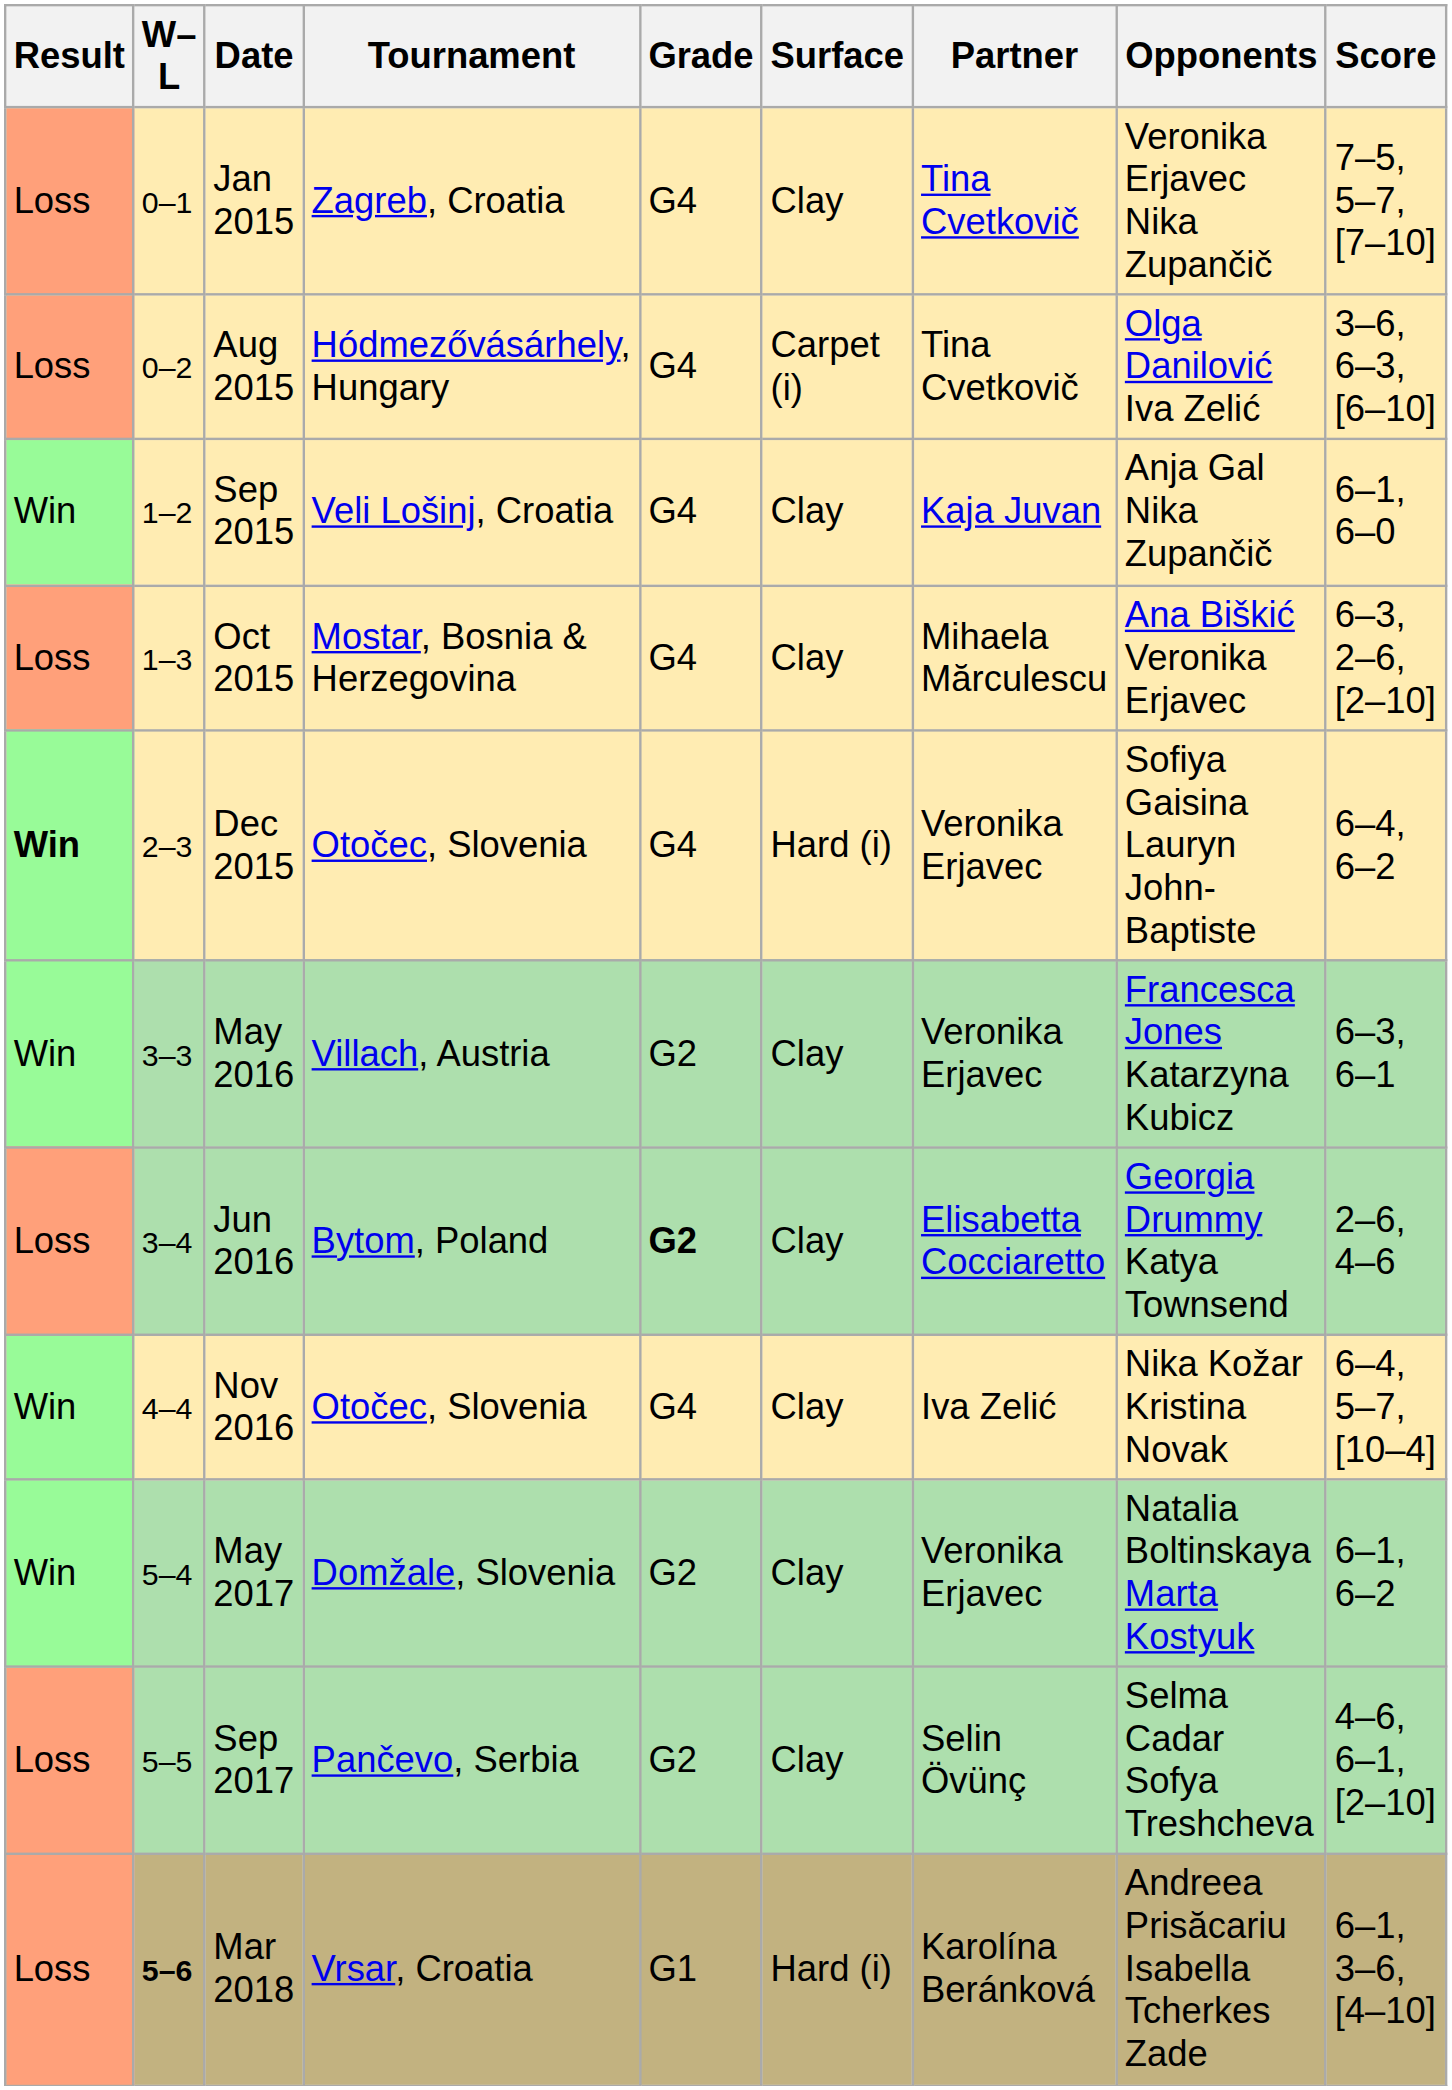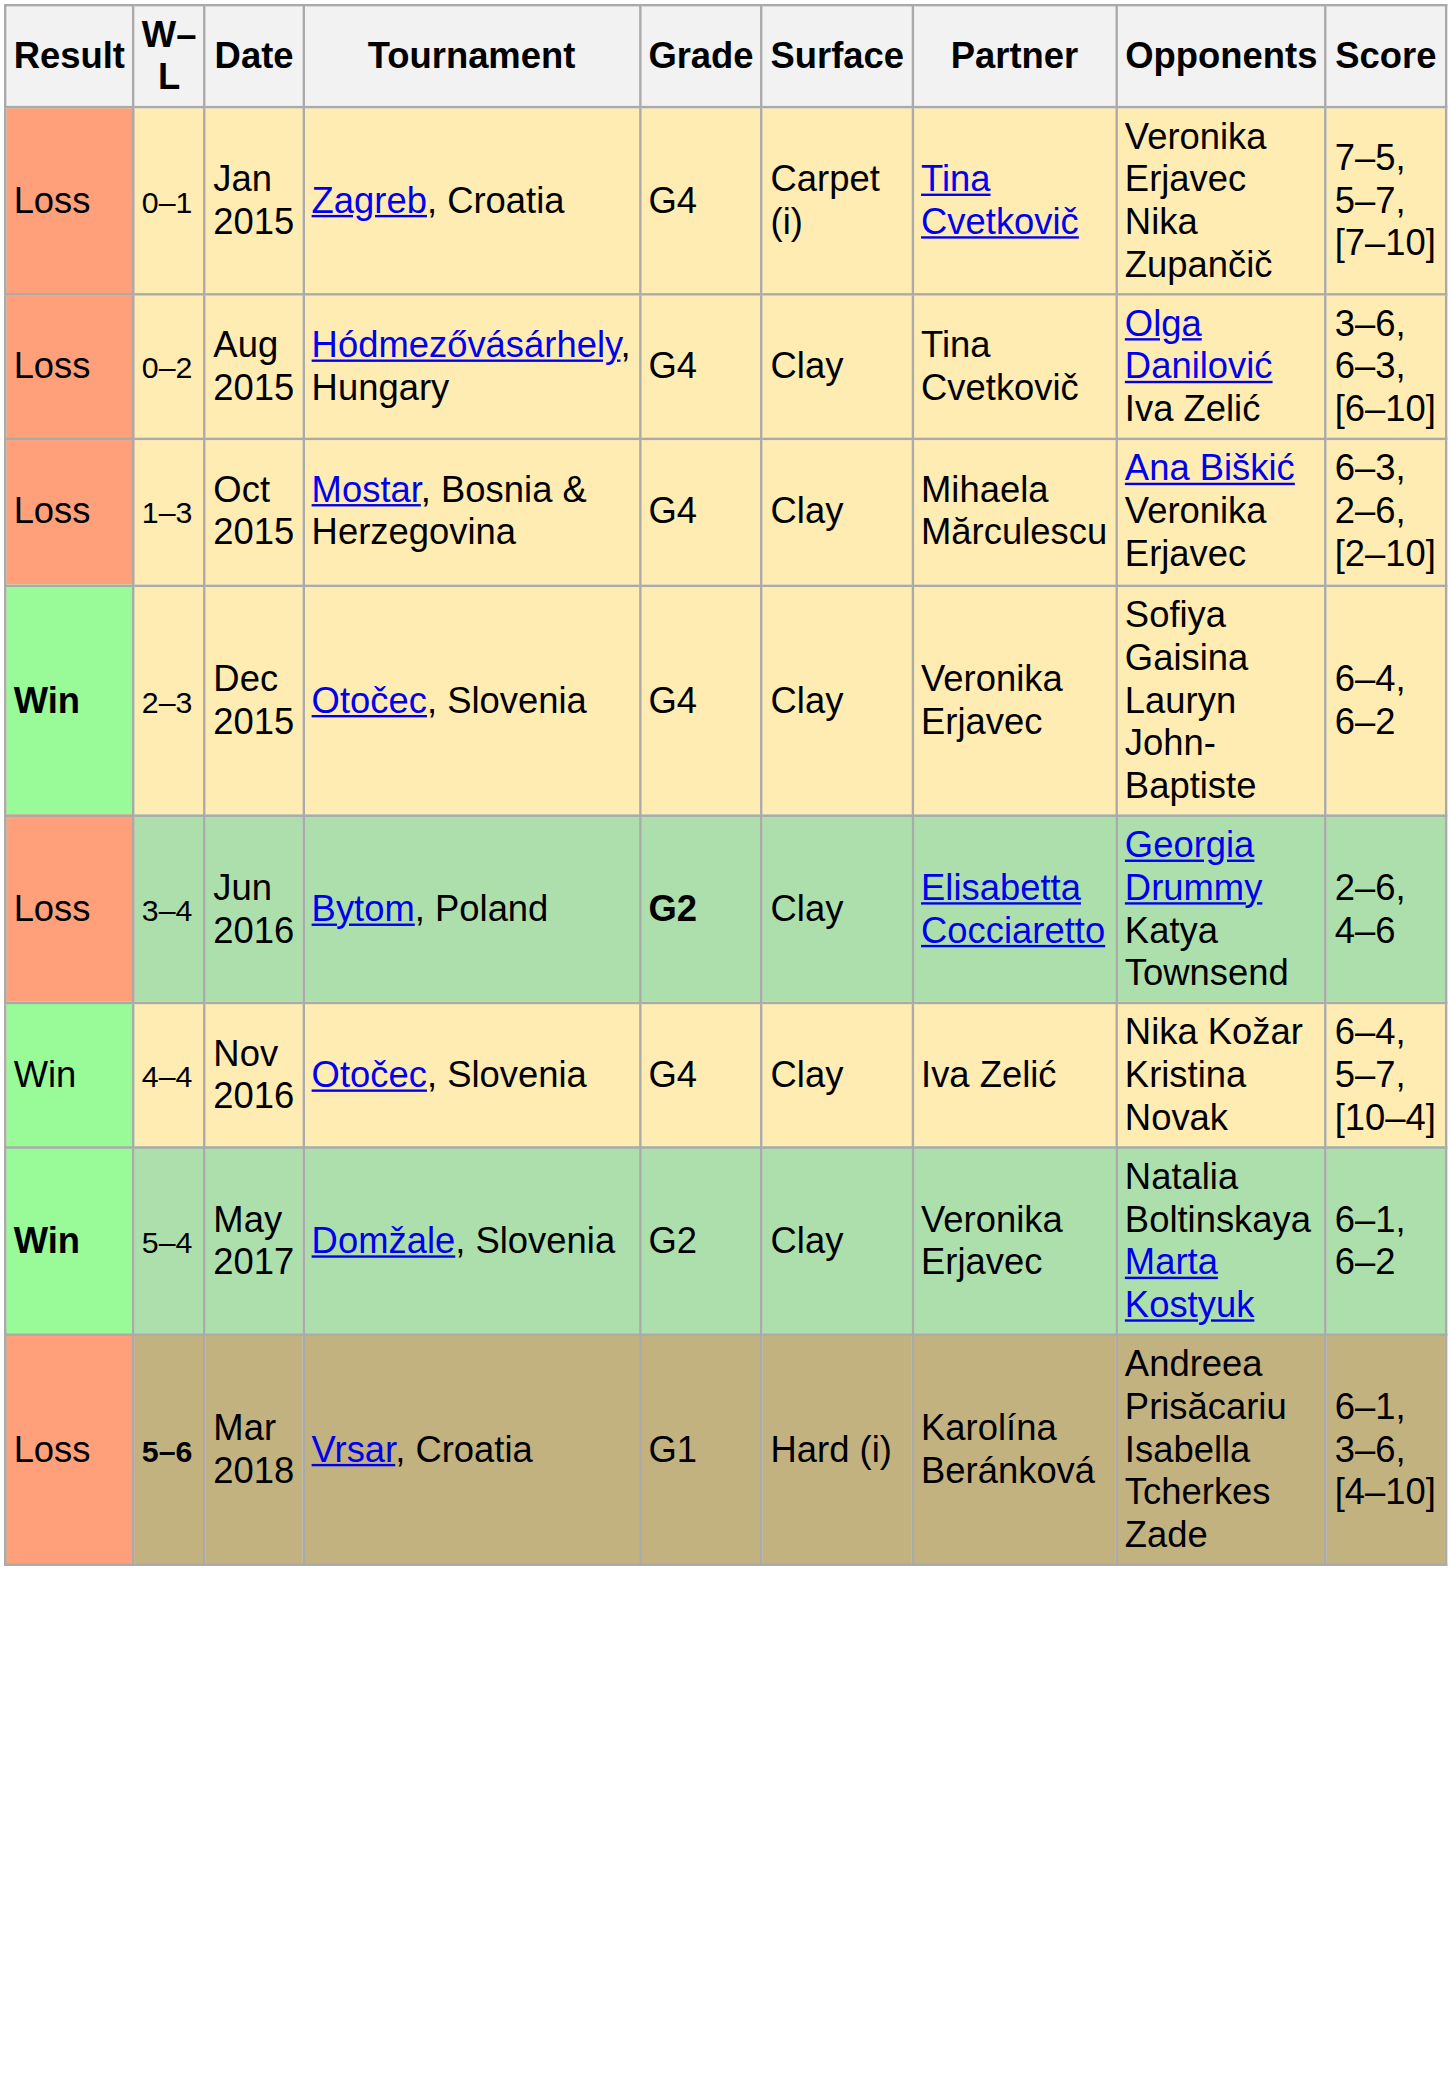(807, 200) Clay -> (825, 200) Carpet (i)
(825, 367) Carpet (i) -> (807, 367) Clay
- row: (254, 511)
(831, 844) Hard (i) -> (807, 699) Clay
- row: (254, 1053)
(45, 1573) normal -> (47, 1240) bold
- row: (254, 1760)
